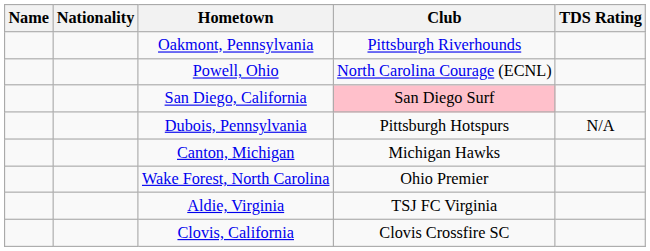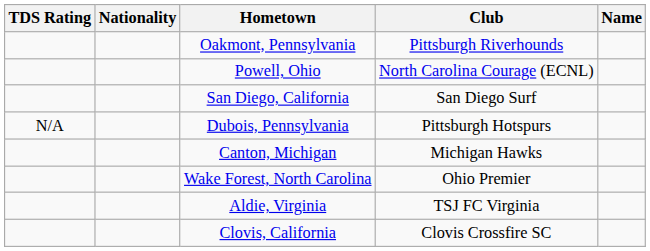columns swapped: (29, 18) <-> (601, 18)
(444, 98) pink background -> (486, 98) no background
